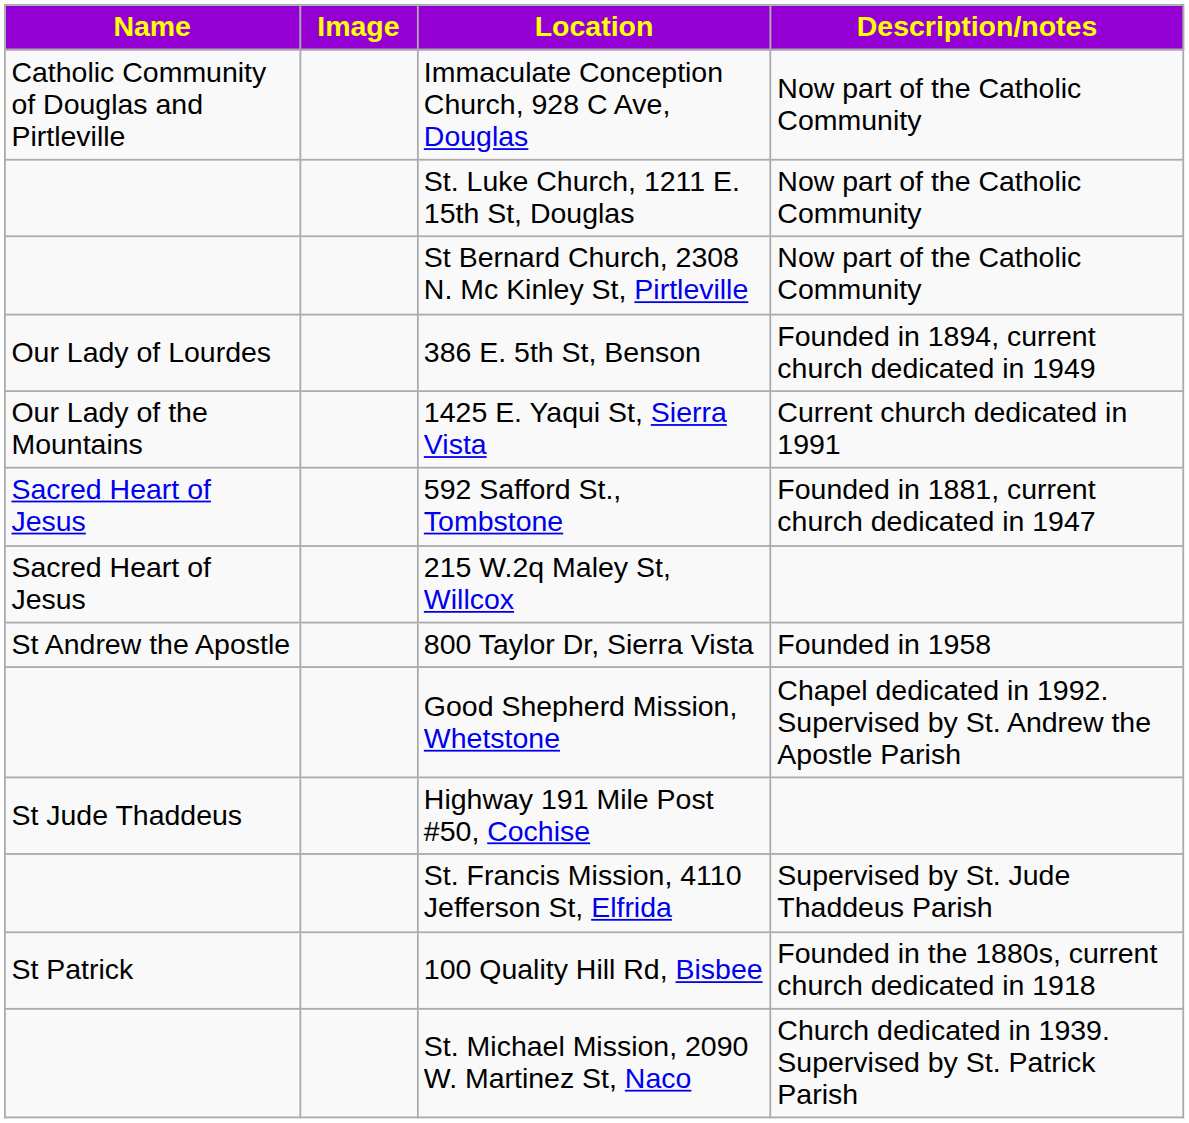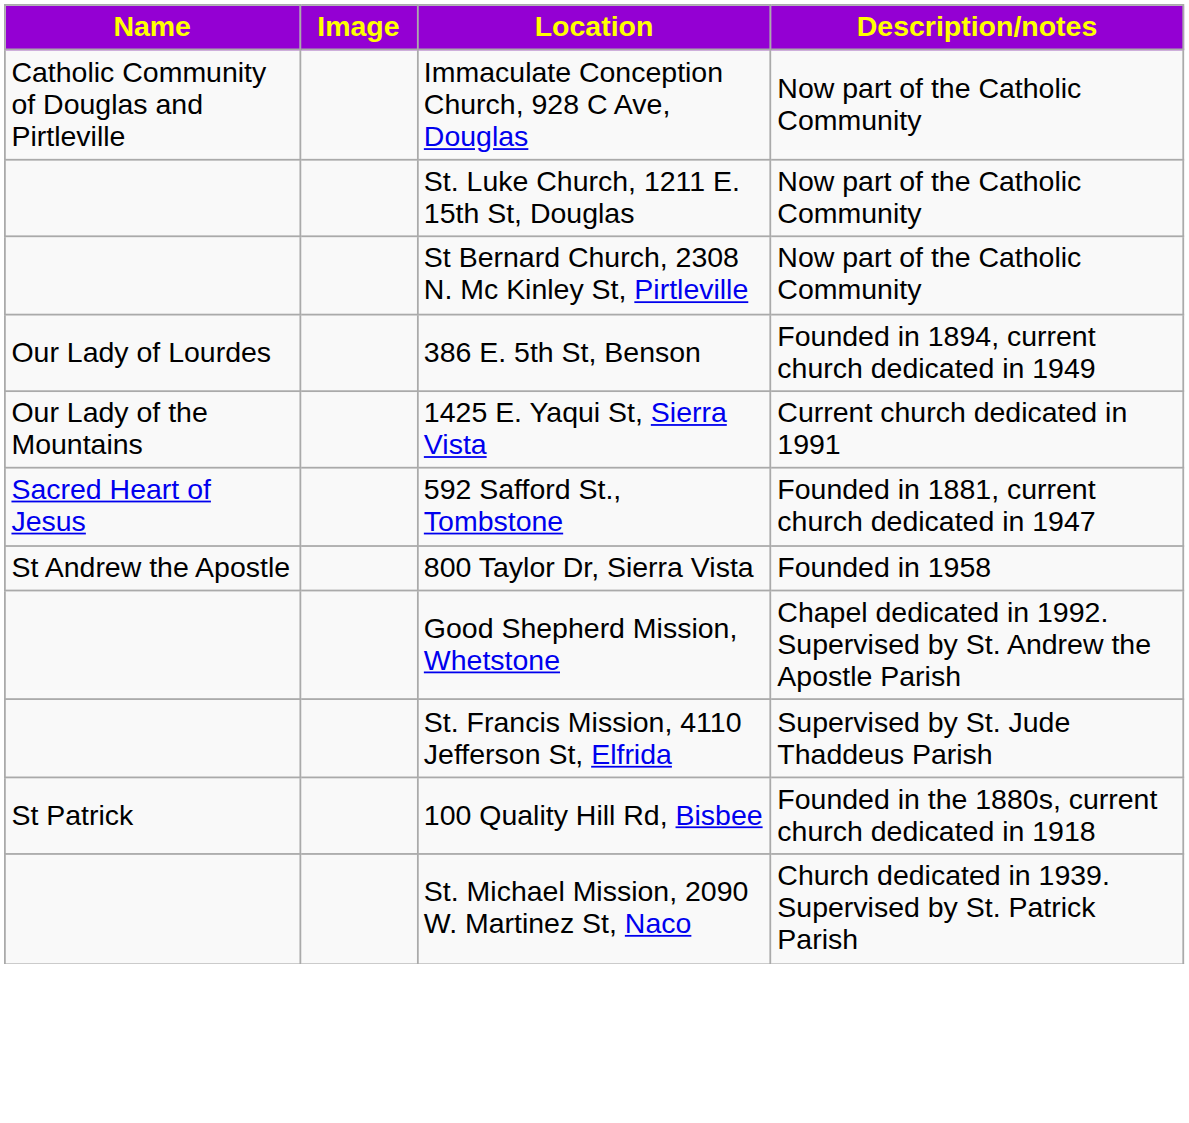- row: (547, 583)
- row: (569, 815)
